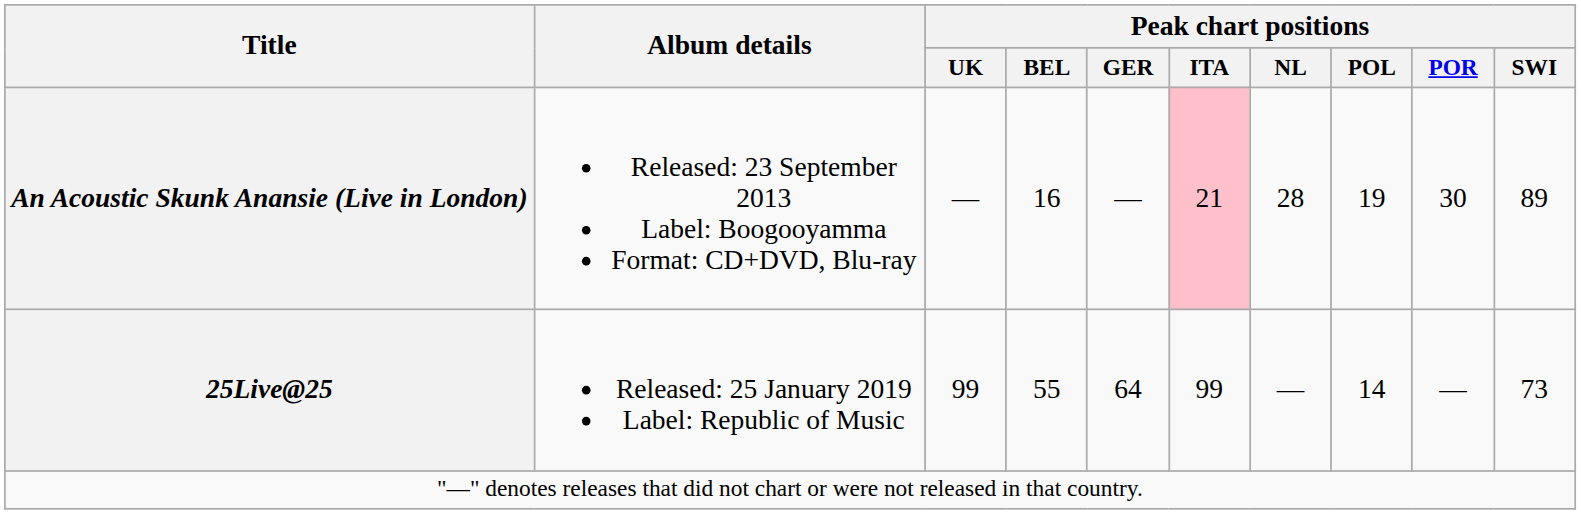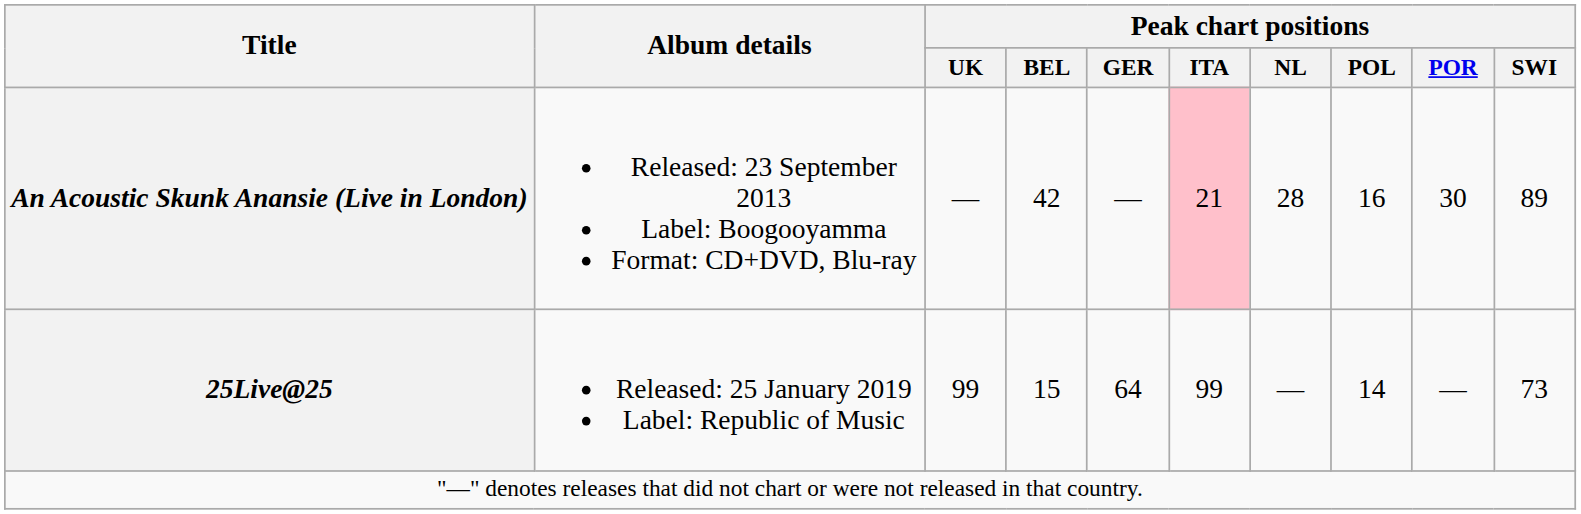(1047, 198) 16 -> (1047, 198) 42
(1372, 198) 19 -> (1372, 198) 16
(1047, 389) 55 -> (1047, 389) 15
